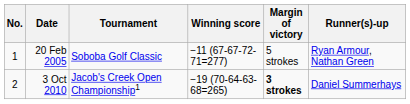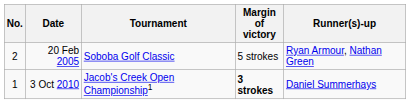- column: (226, 24)
(15, 56) 1 -> (15, 56) 2
(15, 85) 2 -> (15, 85) 1
